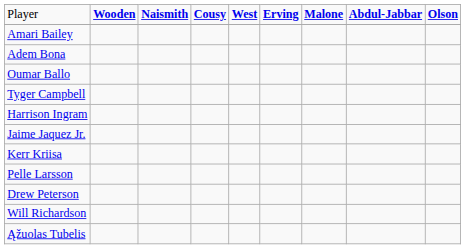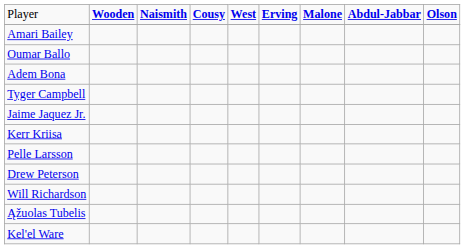rows swapped: (39, 74) <-> (36, 54)
- row: (47, 114)
+ row: (35, 234)
